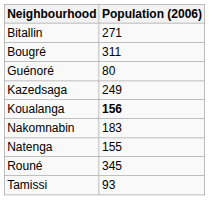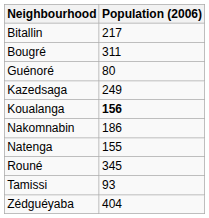(112, 33) 271 -> (112, 33) 217
(112, 128) 183 -> (112, 128) 186
+ row: (41, 204)
